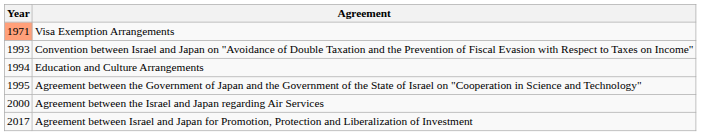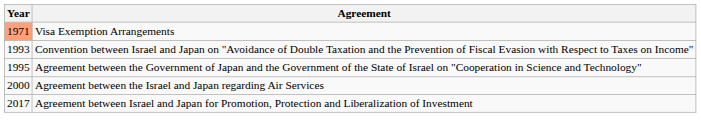- row: (119, 67)
